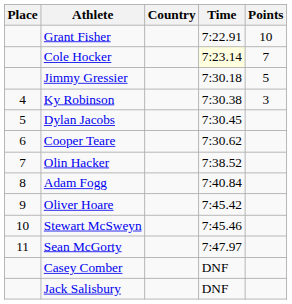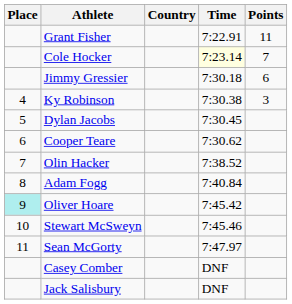(266, 36) 10 -> (266, 36) 11
(266, 78) 5 -> (266, 78) 6
(23, 204) no background -> (23, 204) paleturquoise background
